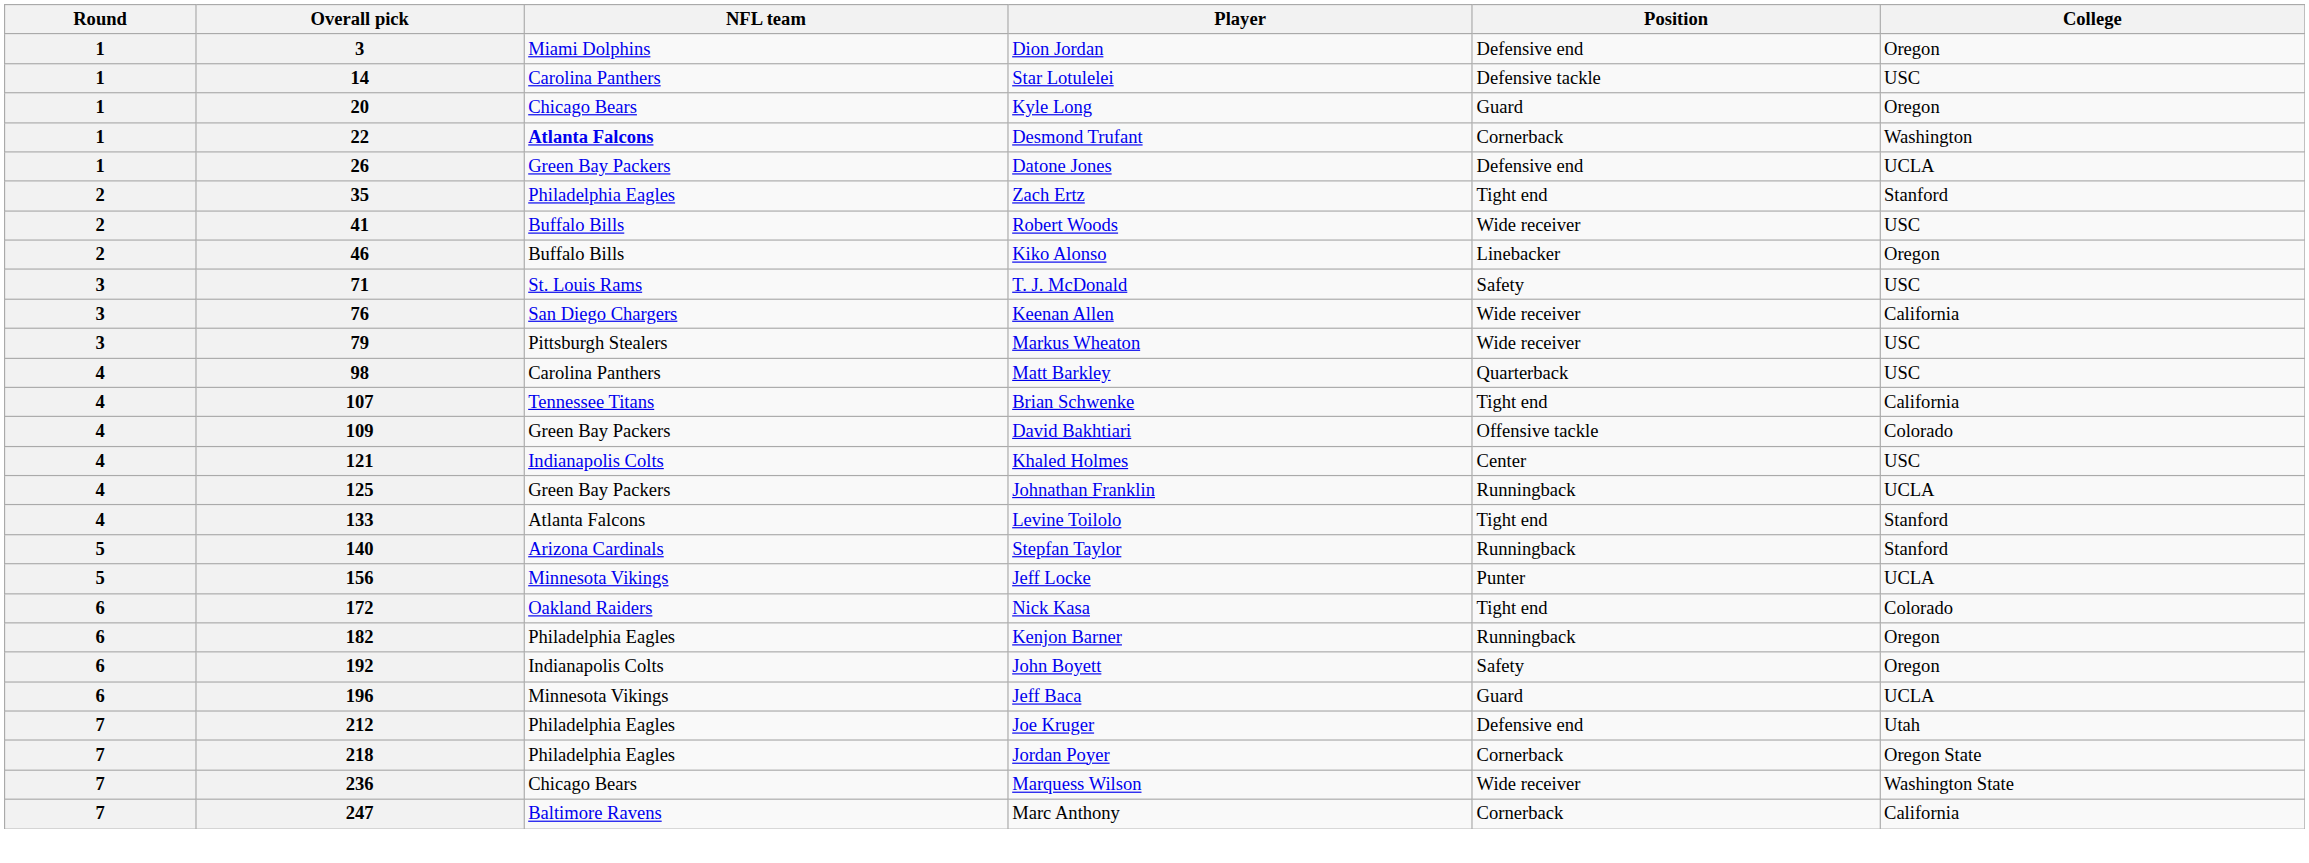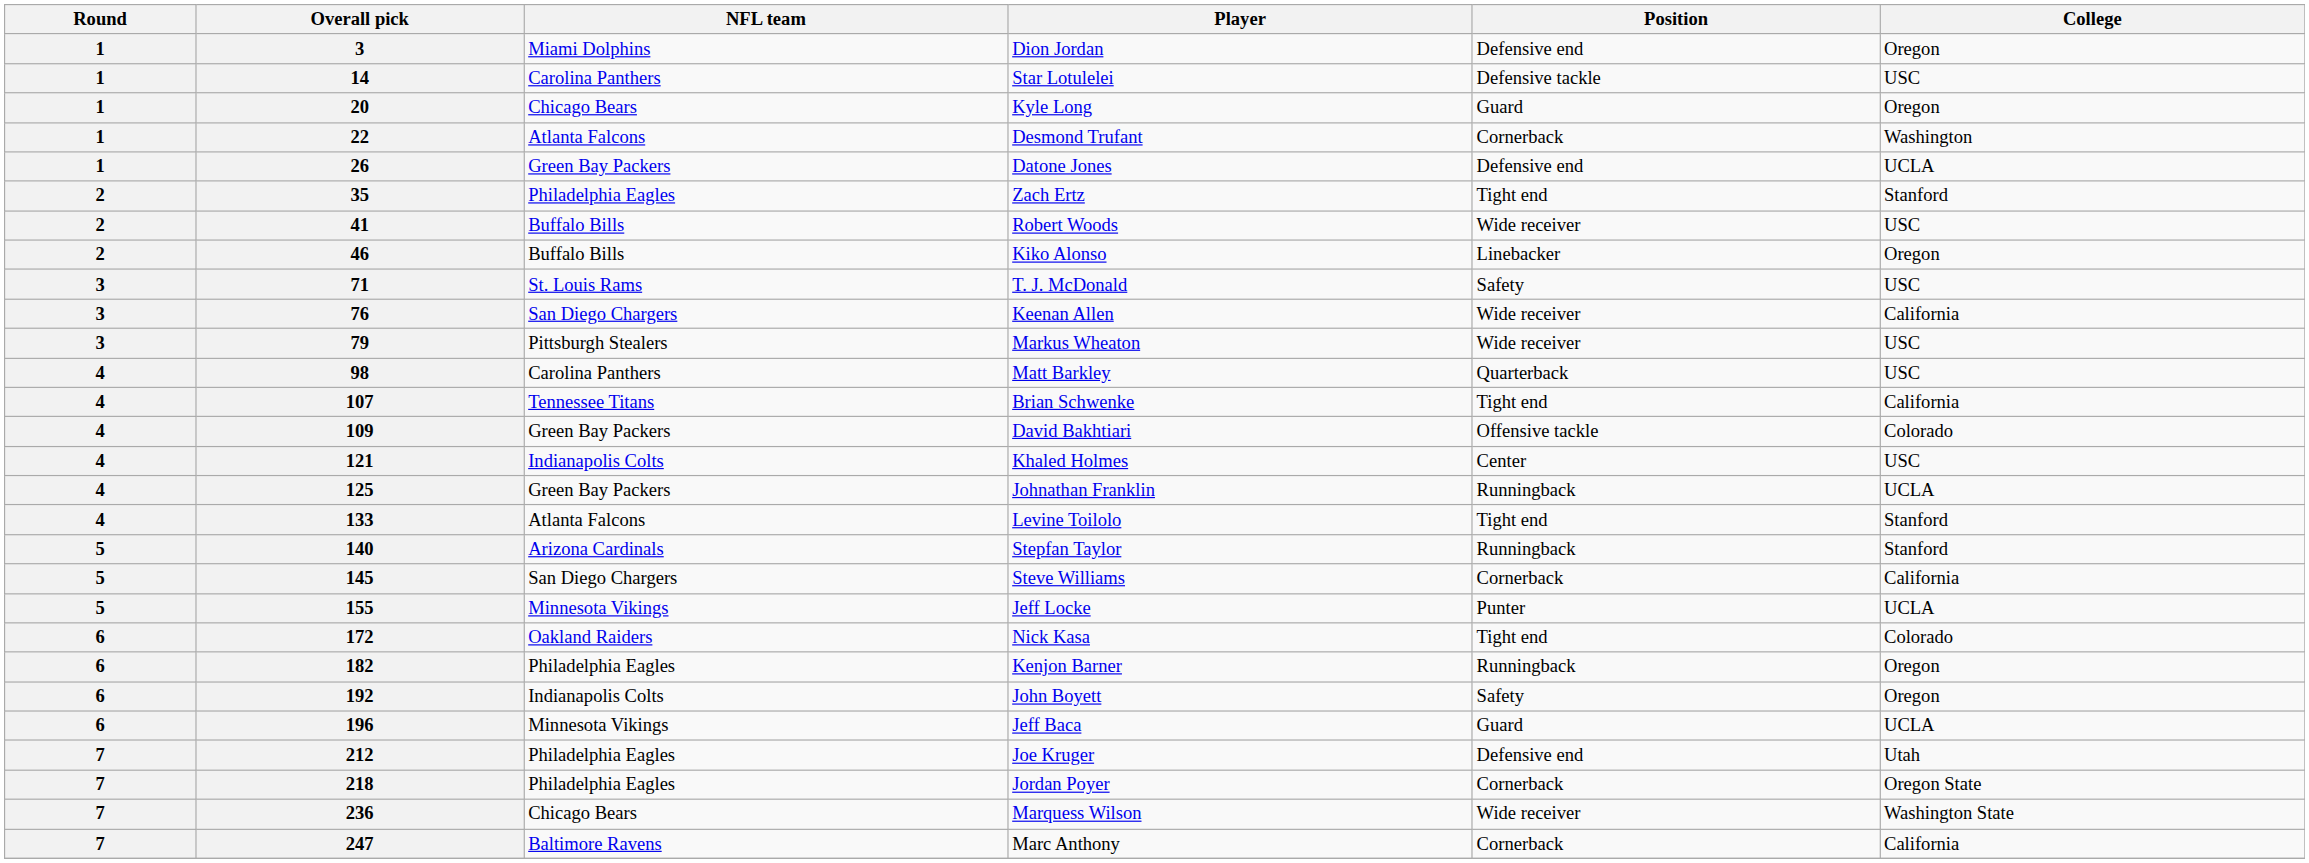(591, 136) bold -> (587, 136) normal
+ row: (1069, 578)
(360, 578) 156 -> (360, 607) 155
